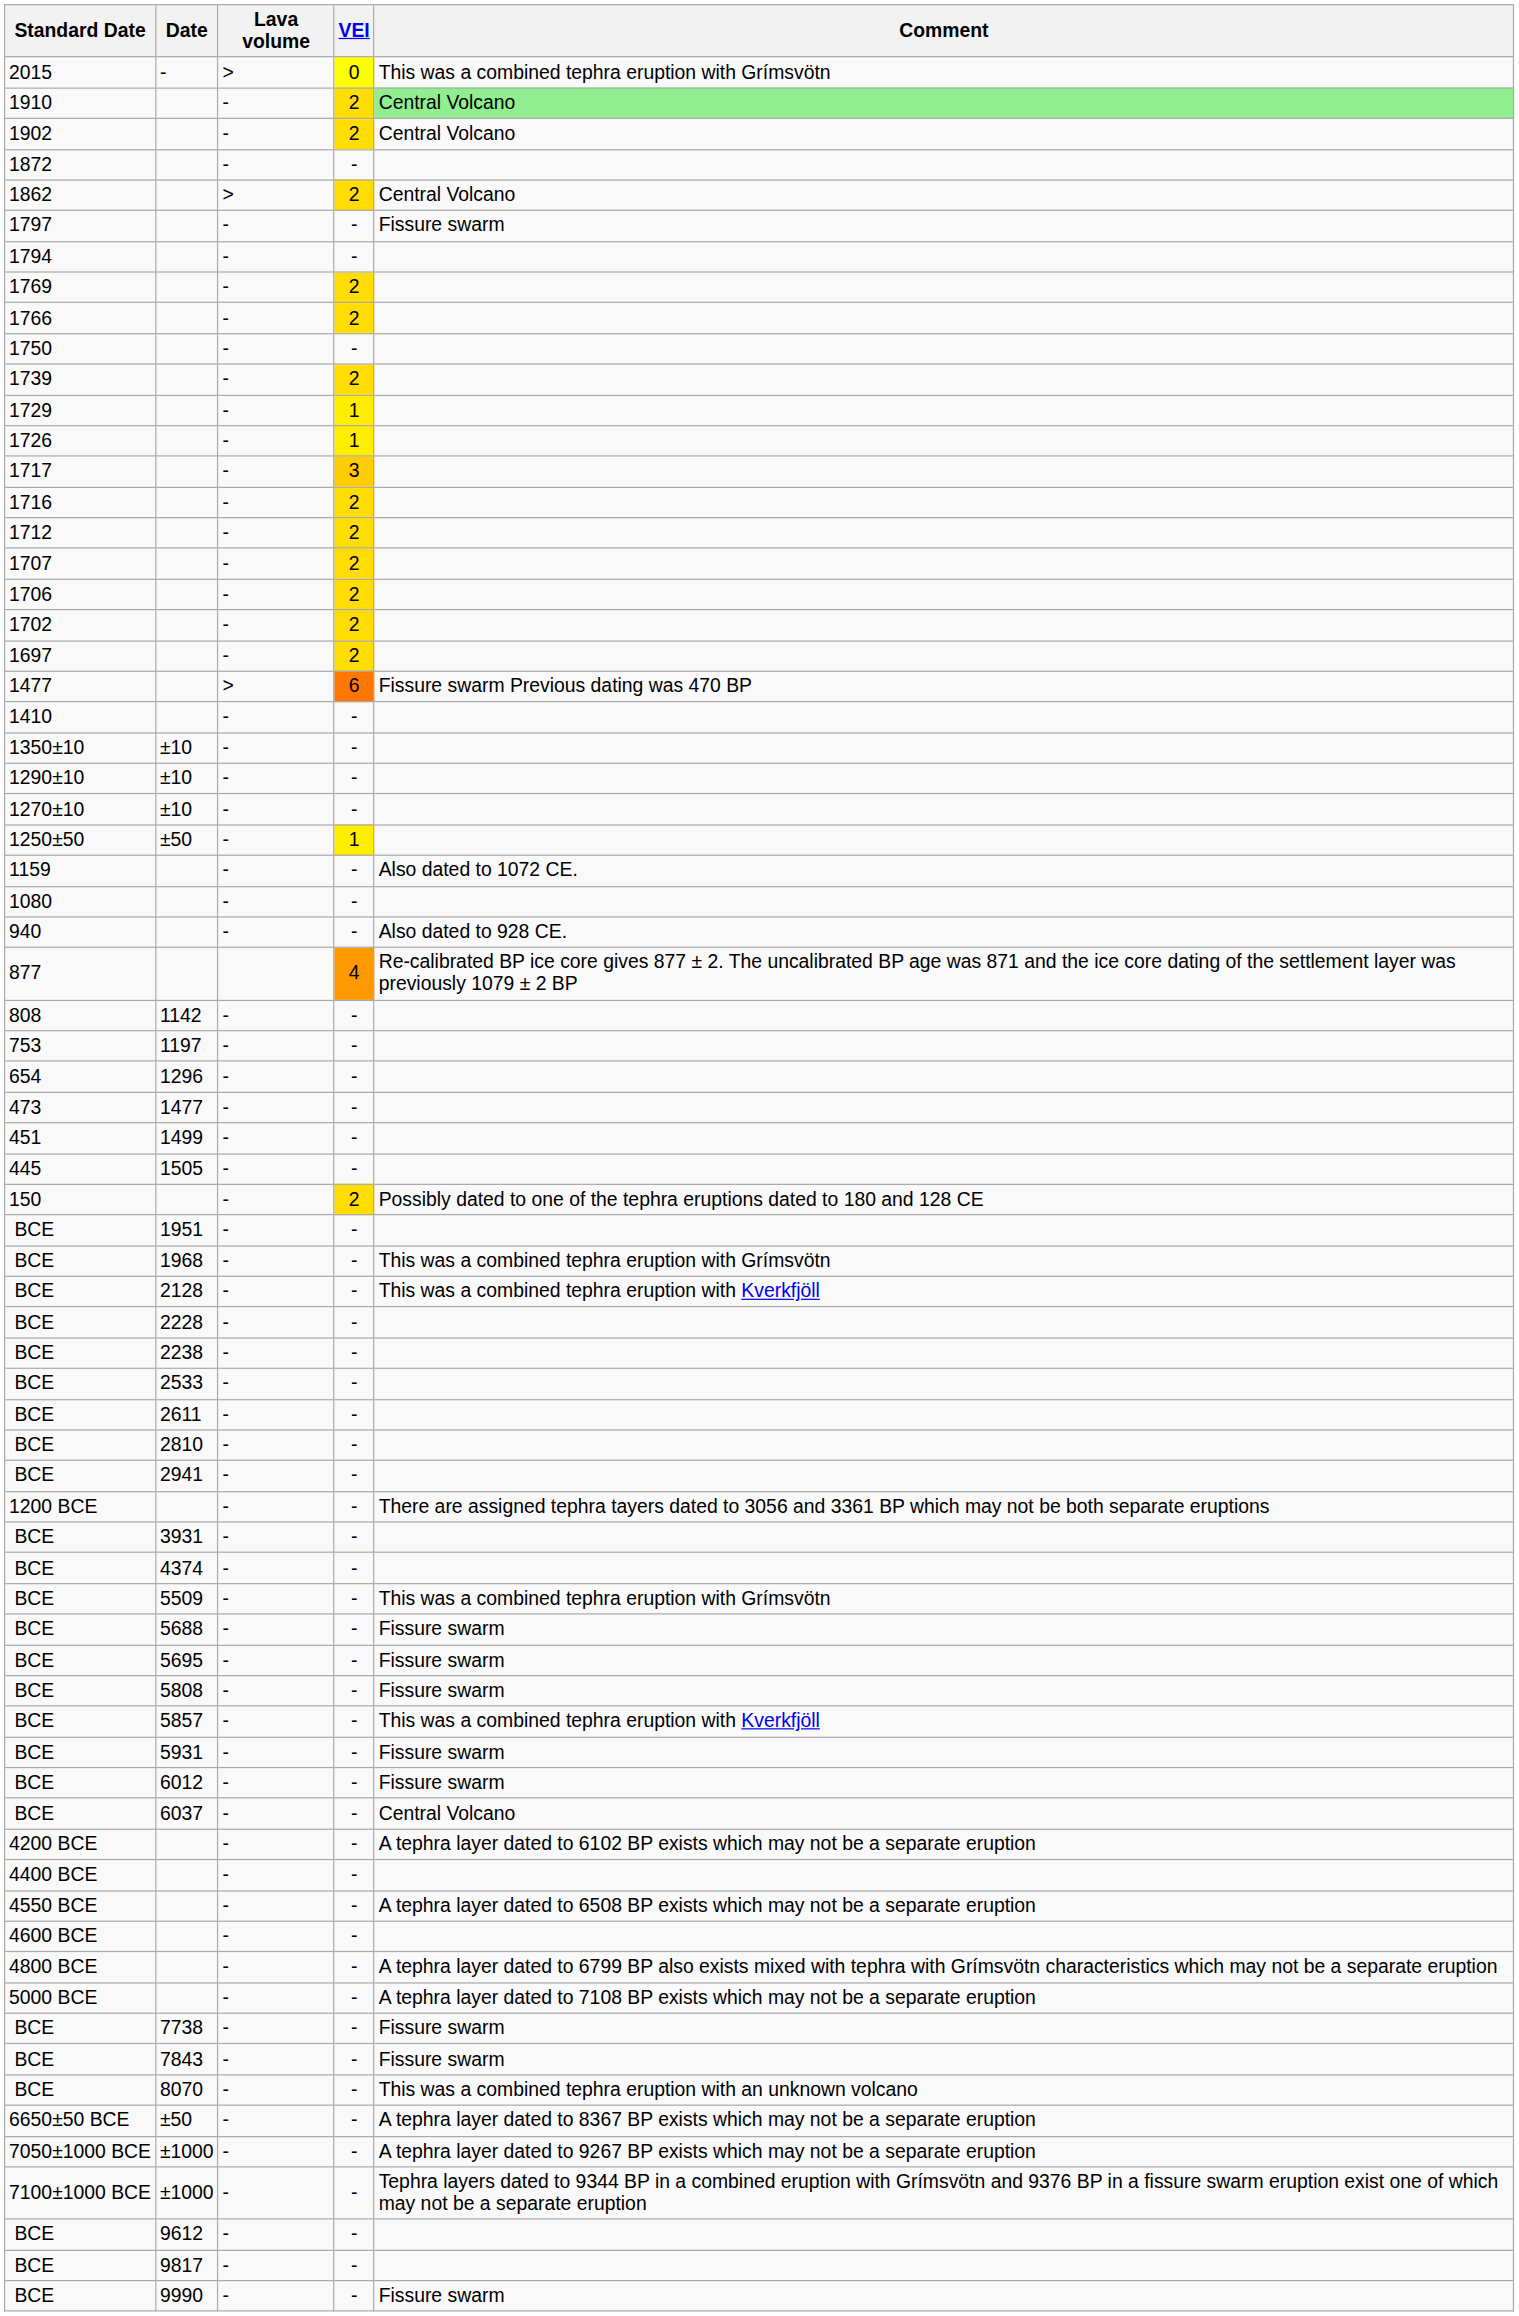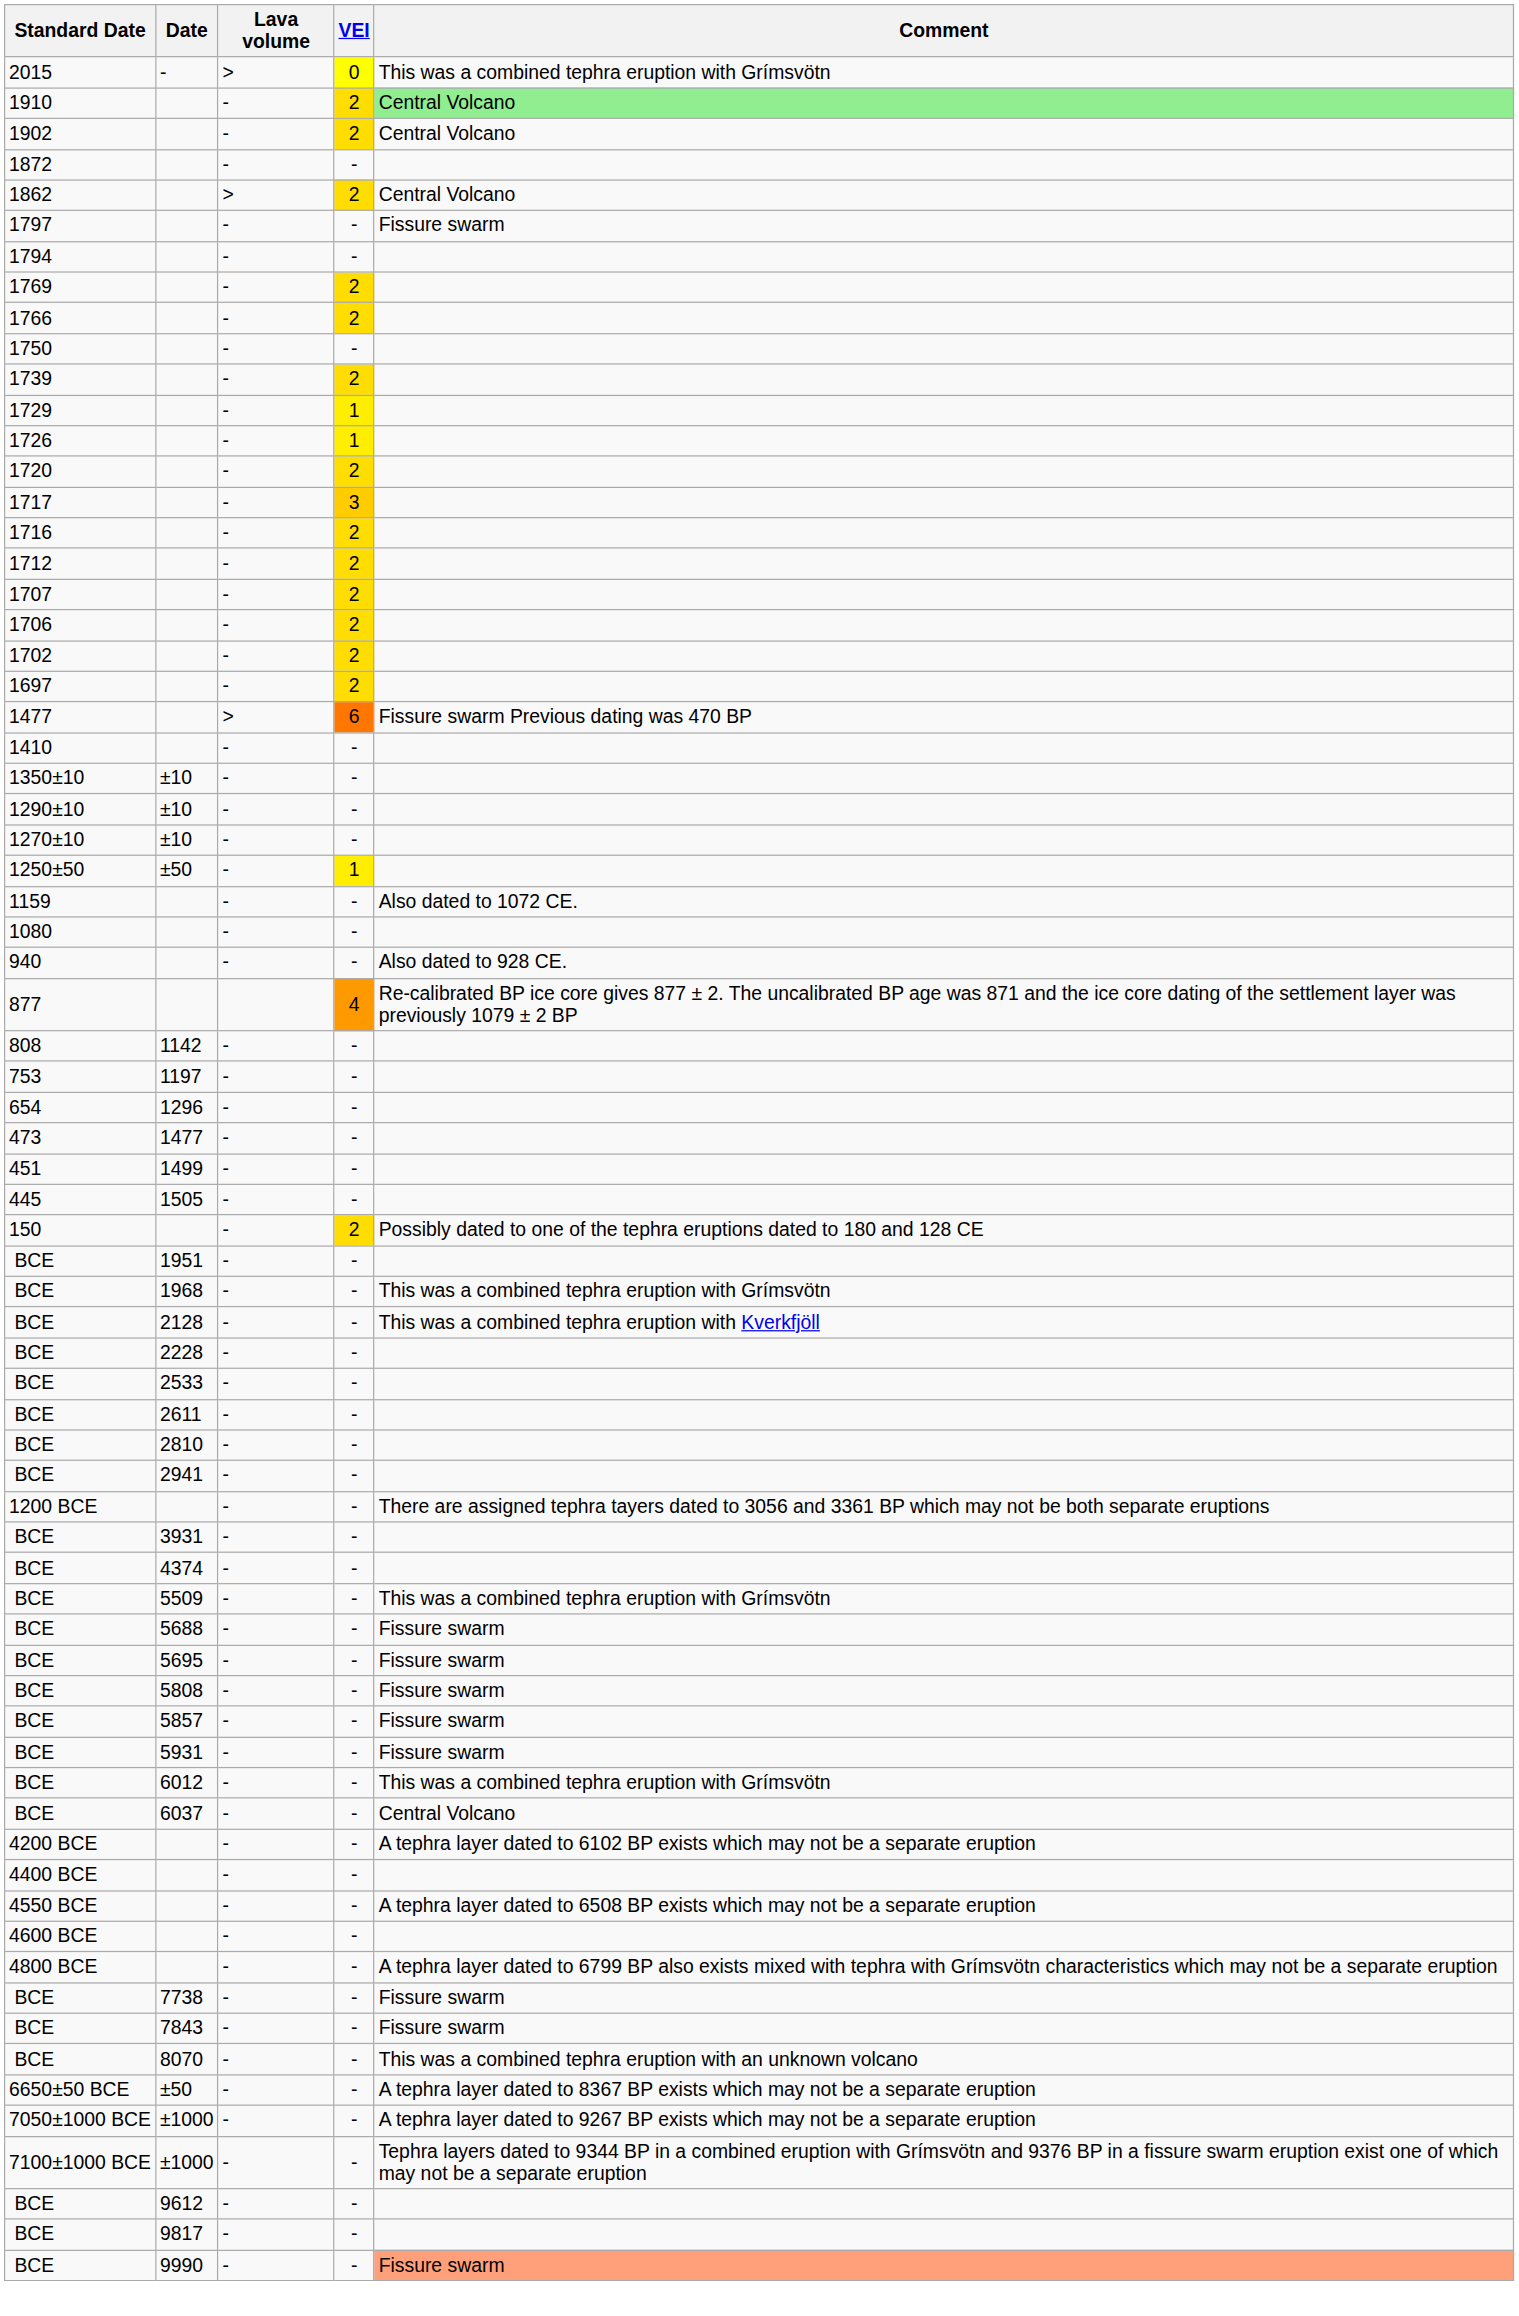+ row: (31, 471)
- row: (32, 1352)
(599, 1721) This was a combined tephra eruption with Kverkfjöll -> (442, 1721) Fissure swarm
(442, 1782) Fissure swarm -> (605, 1782) This was a combined tephra eruption with Grímsvötn
- row: (53, 1997)
(442, 2295) no background -> (442, 2265) lightsalmon background
